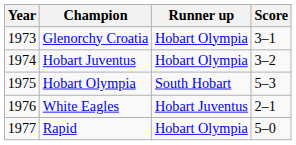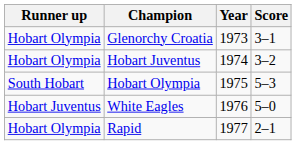columns swapped: (22, 15) <-> (201, 15)
(265, 106) 2–1 -> (265, 106) 5–0
(265, 128) 5–0 -> (265, 128) 2–1
